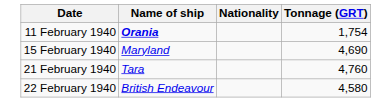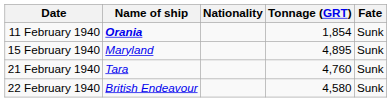+ column: (370, 13)
(353, 32) 1,754 -> (337, 32) 1,854
(353, 50) 4,690 -> (337, 50) 4,895
